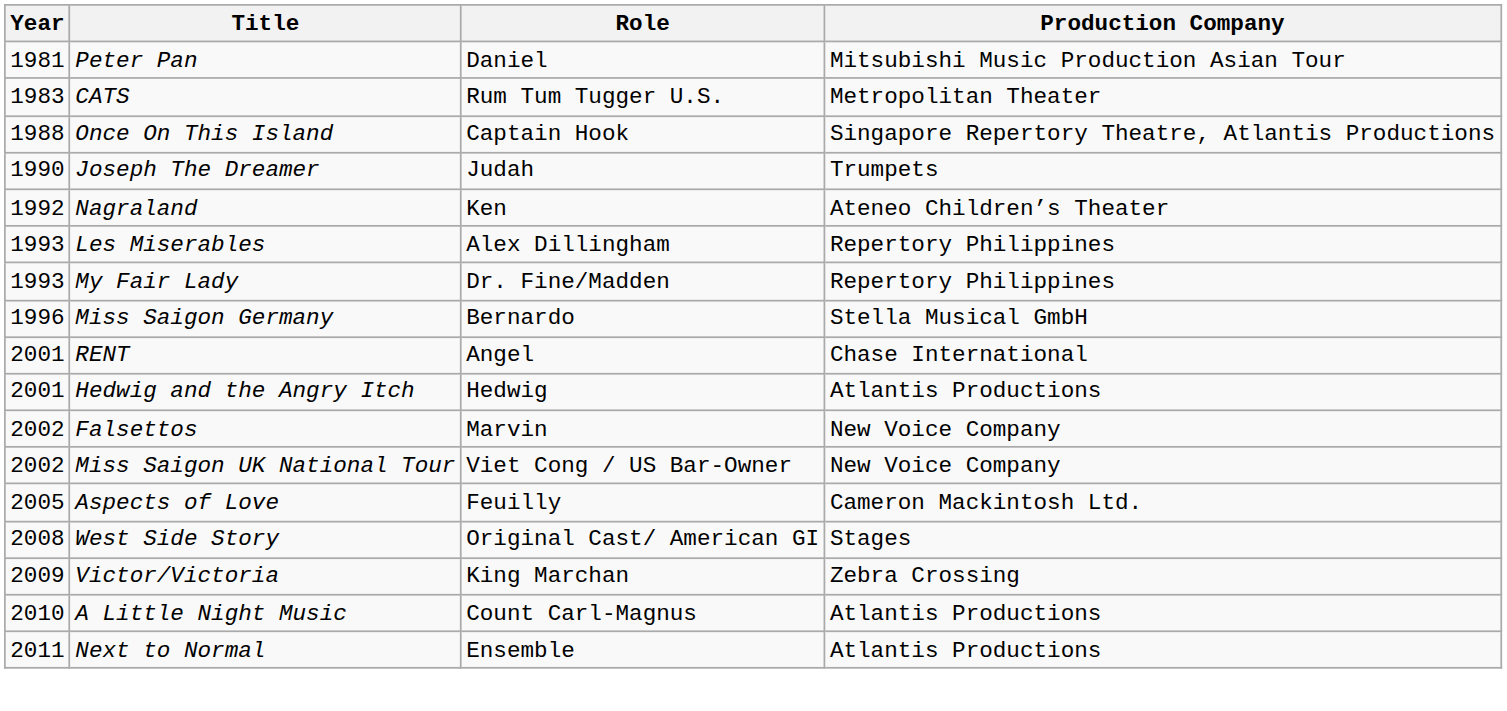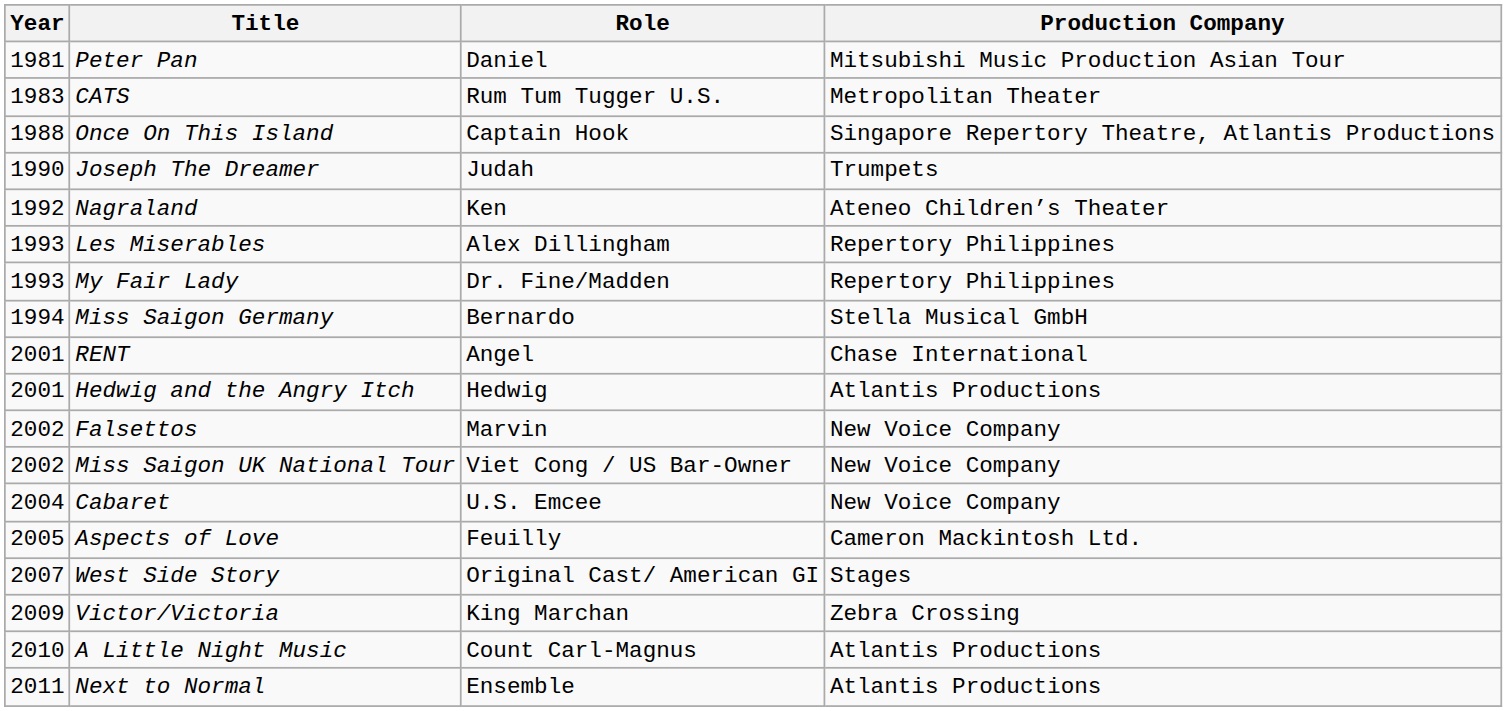(37, 318) 1996 -> (37, 318) 1994
+ row: (123, 503)
(37, 539) 2008 -> (37, 576) 2007
